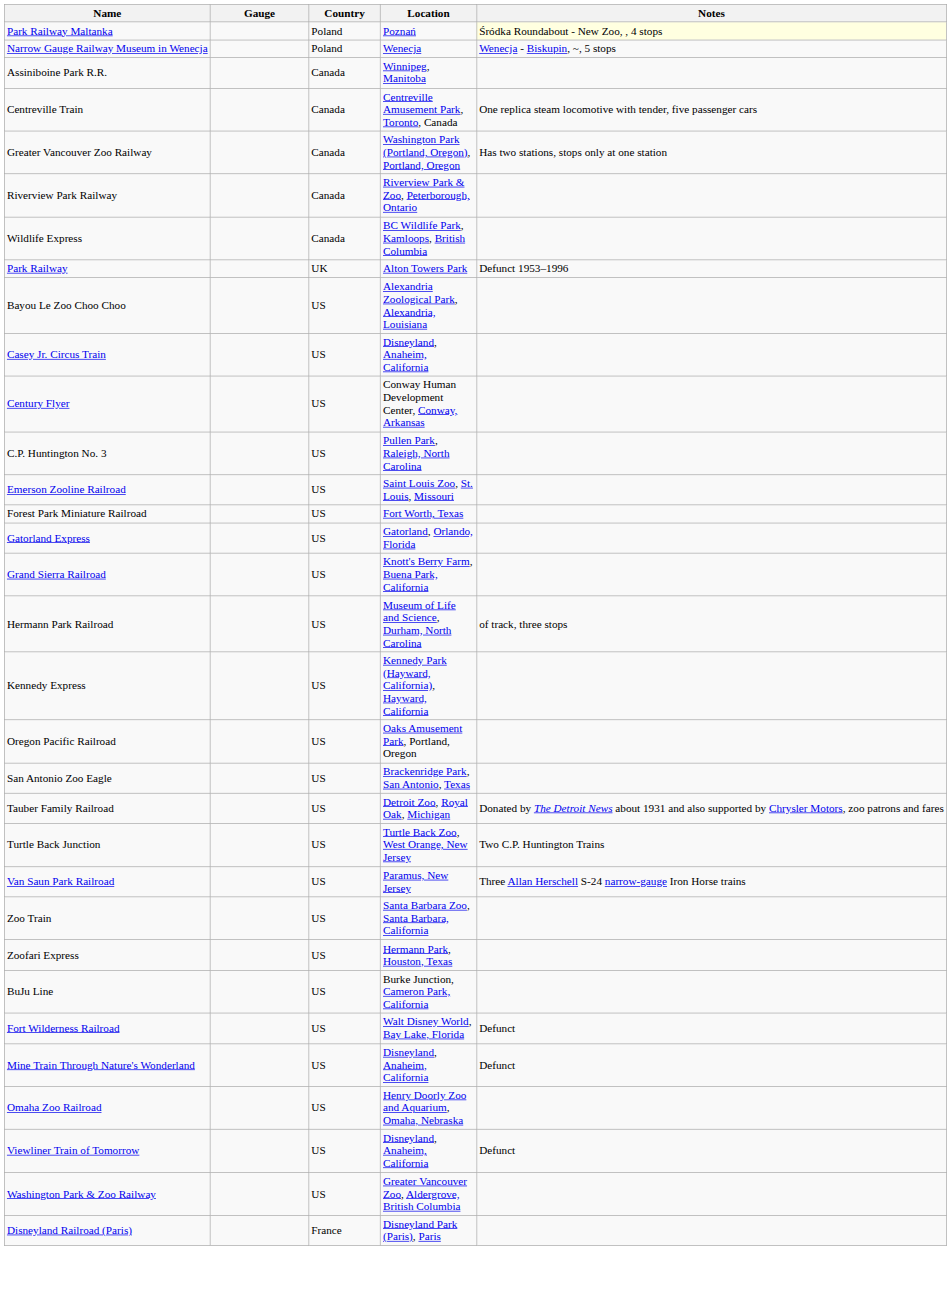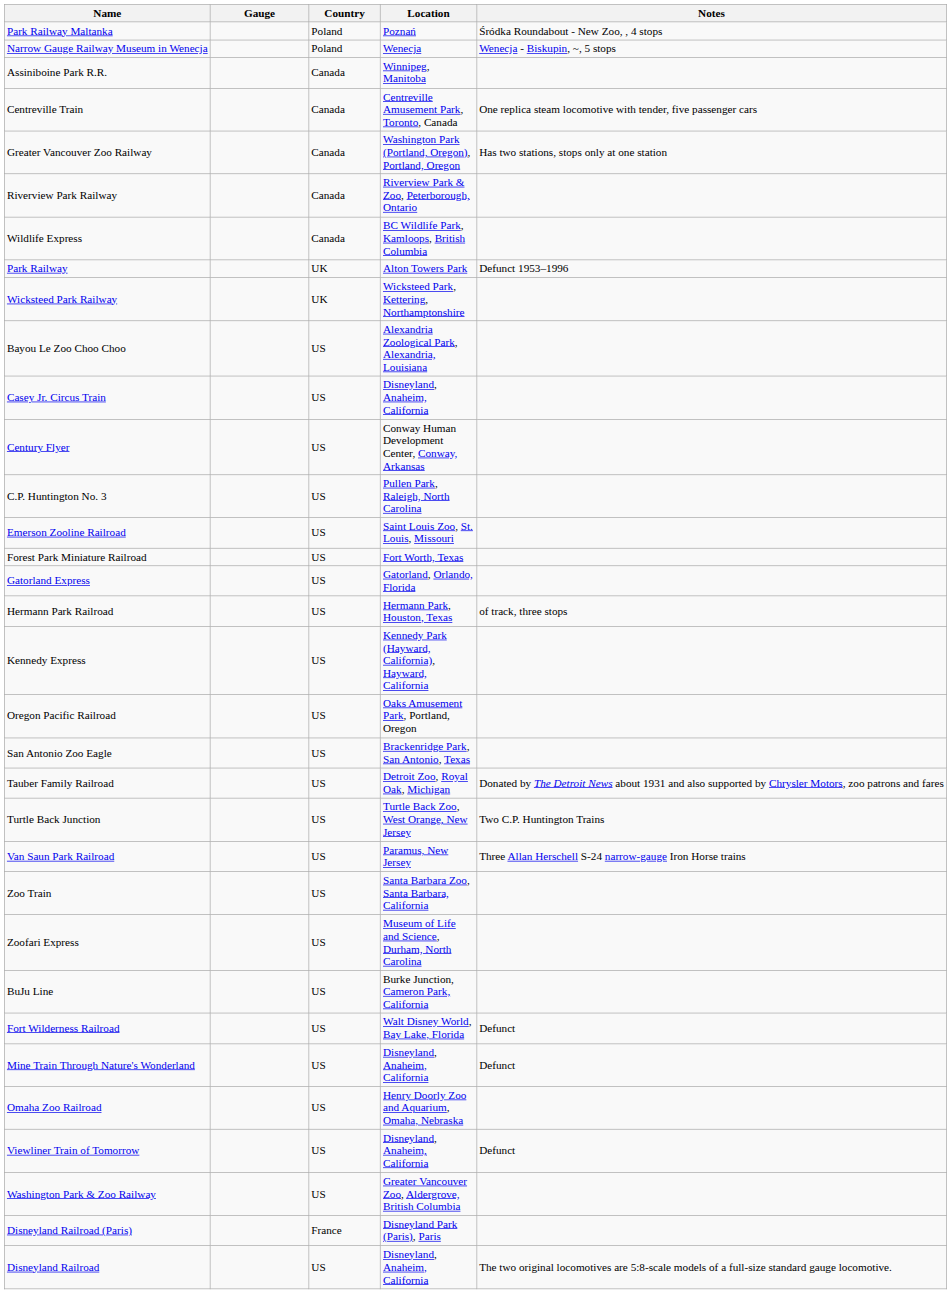(571, 31) lightyellow background -> (571, 31) no background
+ row: (62, 299)
- row: (56, 574)
(419, 624) Museum of Life and Science, Durham, North Carolina -> (418, 611) Hermann Park, Houston, Texas
(418, 955) Hermann Park, Houston, Texas -> (419, 942) Museum of Life and Science, Durham, North Carolina
+ row: (53, 1267)
